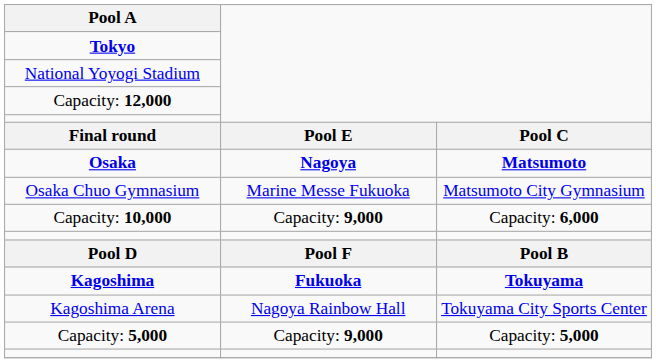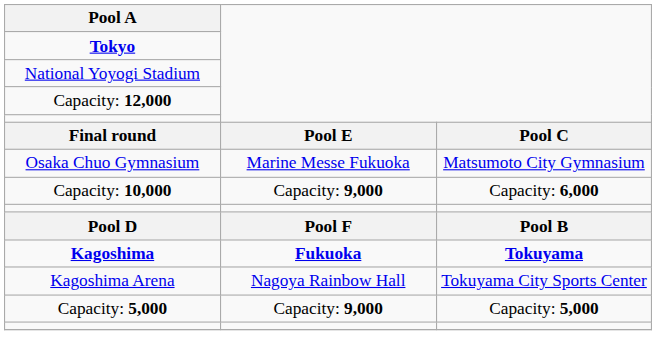- row: (112, 163)
